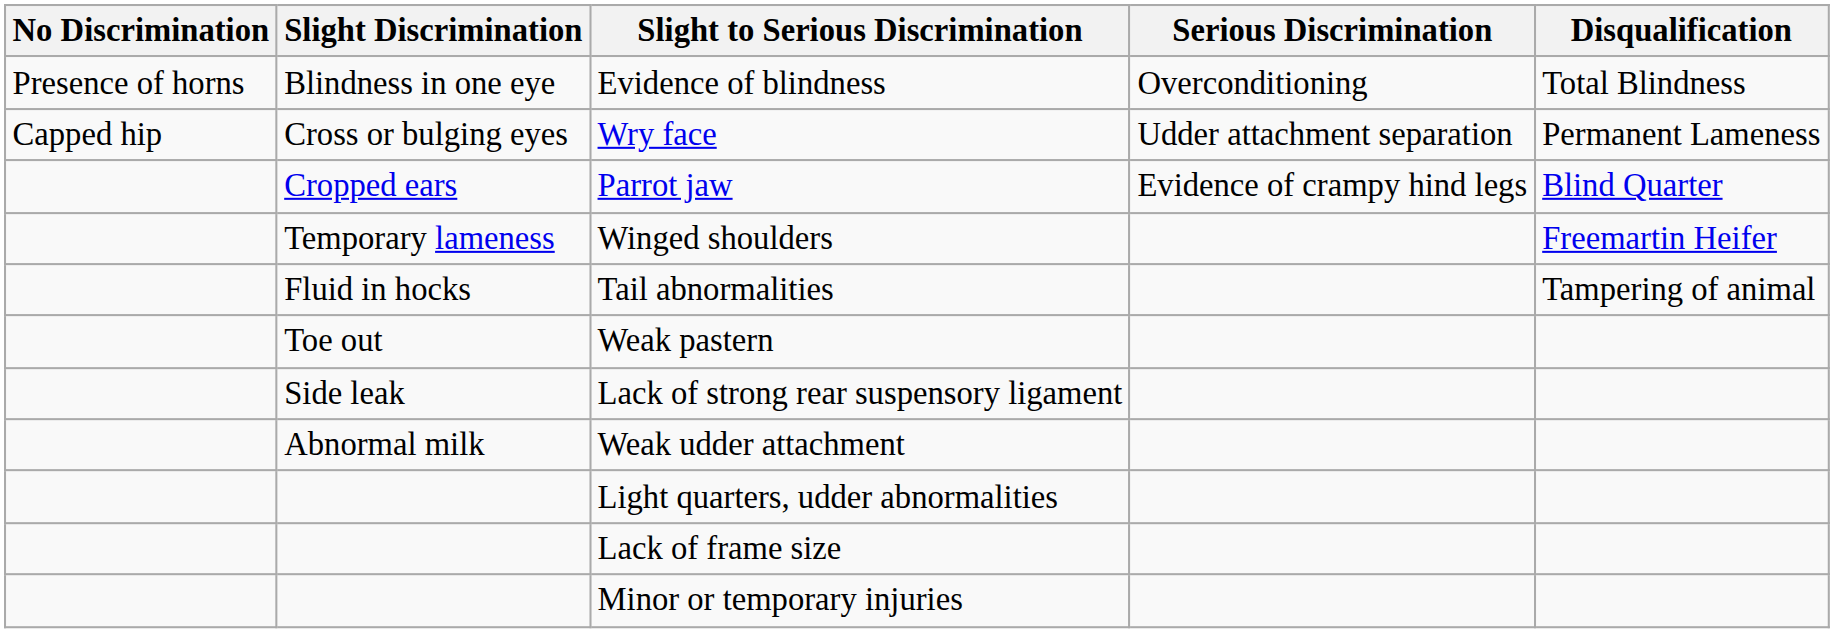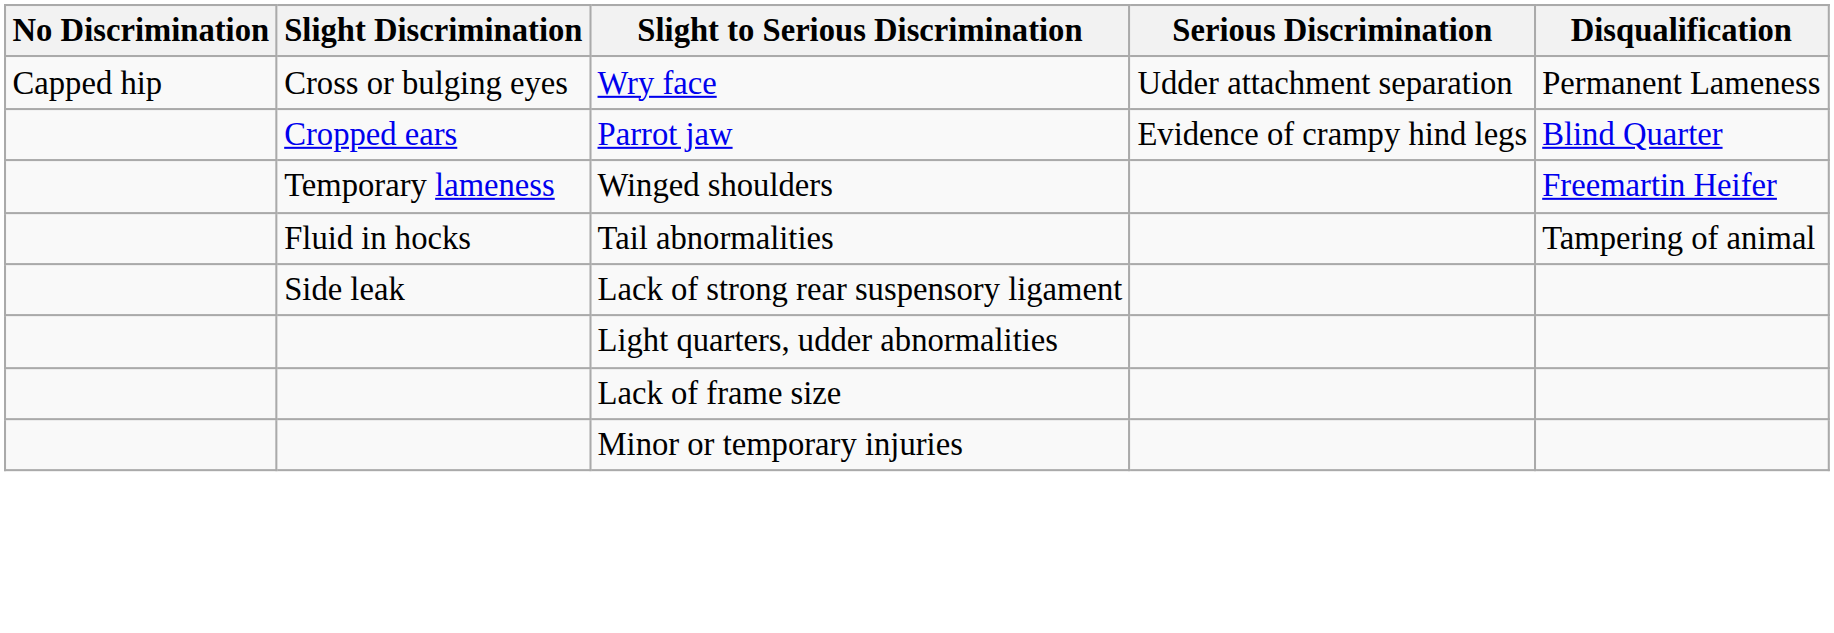- row: (742, 82)
- row: (686, 340)
- row: (751, 444)
